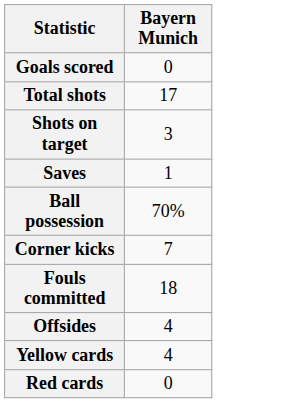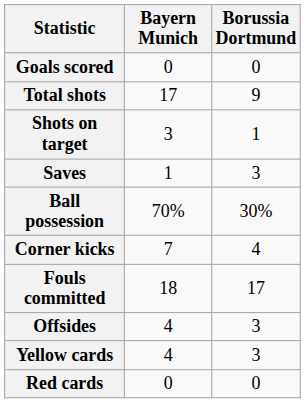+ column: (256, 28)
